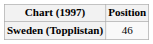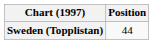(127, 30) 46 -> (127, 30) 44
